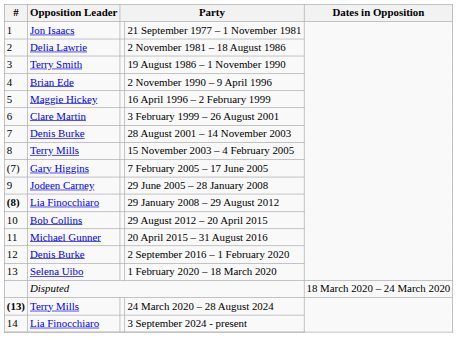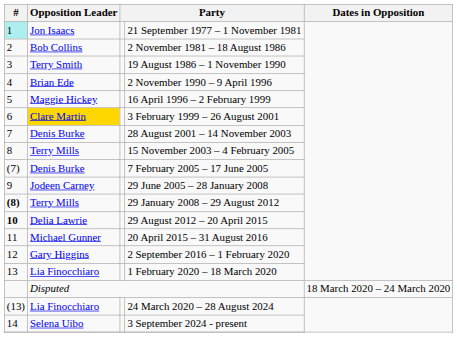(10, 30) no background -> (10, 30) paleturquoise background
(59, 47) Delia Lawrie -> (56, 47) Bob Collins
(58, 116) no background -> (58, 116) gold background
(59, 168) Gary Higgins -> (57, 168) Denis Burke
(65, 202) Lia Finocchiaro -> (55, 202) Terry Mills
(12, 220) normal -> (12, 220) bold
(56, 220) Bob Collins -> (59, 220) Delia Lawrie
(57, 254) Denis Burke -> (59, 254) Gary Higgins
(57, 271) Selena Uibo -> (65, 271) Lia Finocchiaro
(16, 306) bold -> (16, 306) normal
(55, 306) Terry Mills -> (65, 306) Lia Finocchiaro
(65, 323) Lia Finocchiaro -> (57, 323) Selena Uibo
